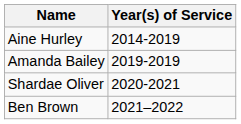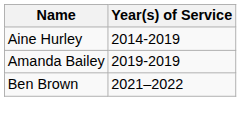- row: (56, 84)
